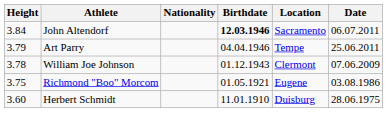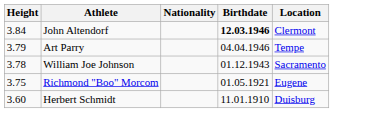- column: (355, 13)
(300, 30) Sacramento -> (295, 30) Clermont
(295, 64) Clermont -> (300, 64) Sacramento
